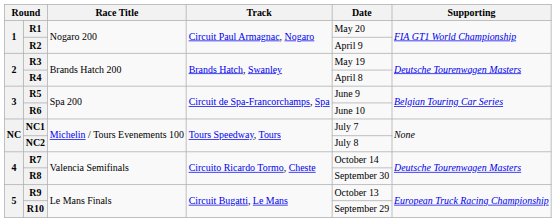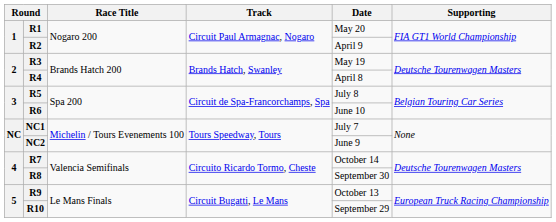(347, 94) June 9 -> (346, 94) July 8
(346, 143) July 8 -> (347, 143) June 9
